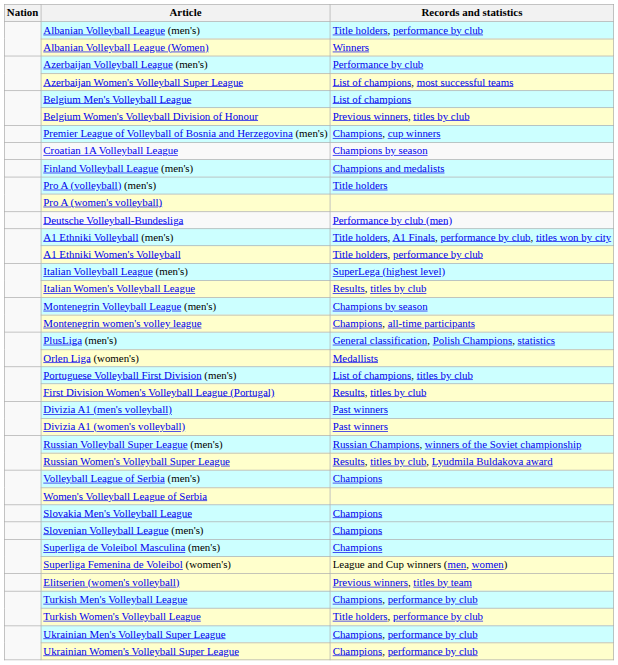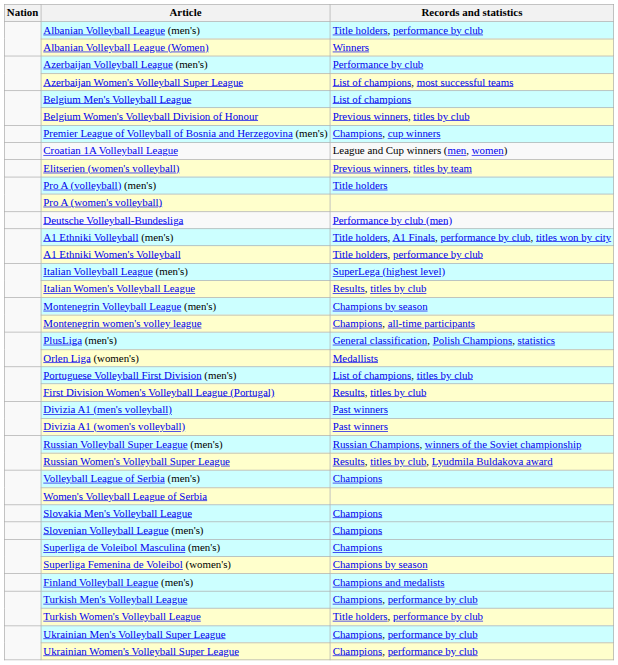(380, 151) Champions by season -> (420, 151) League and Cup winners (men, women)
rows swapped: (118, 168) <-> (111, 582)
(420, 565) League and Cup winners (men, women) -> (380, 565) Champions by season
